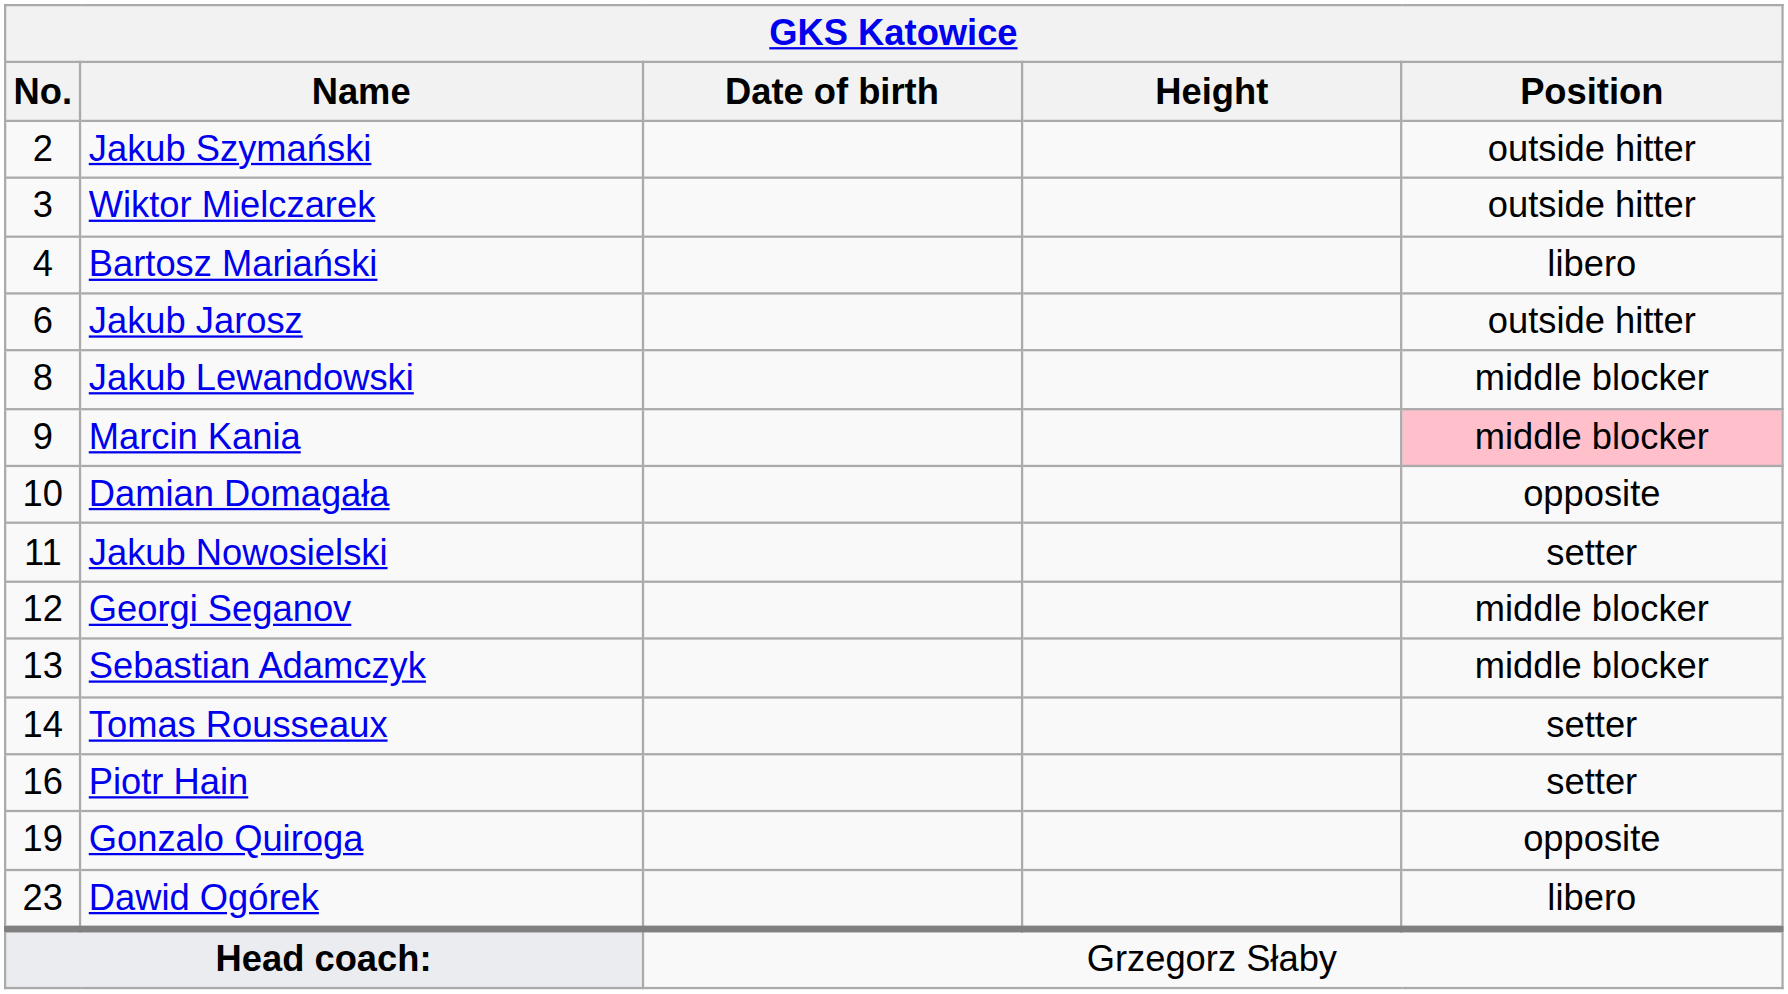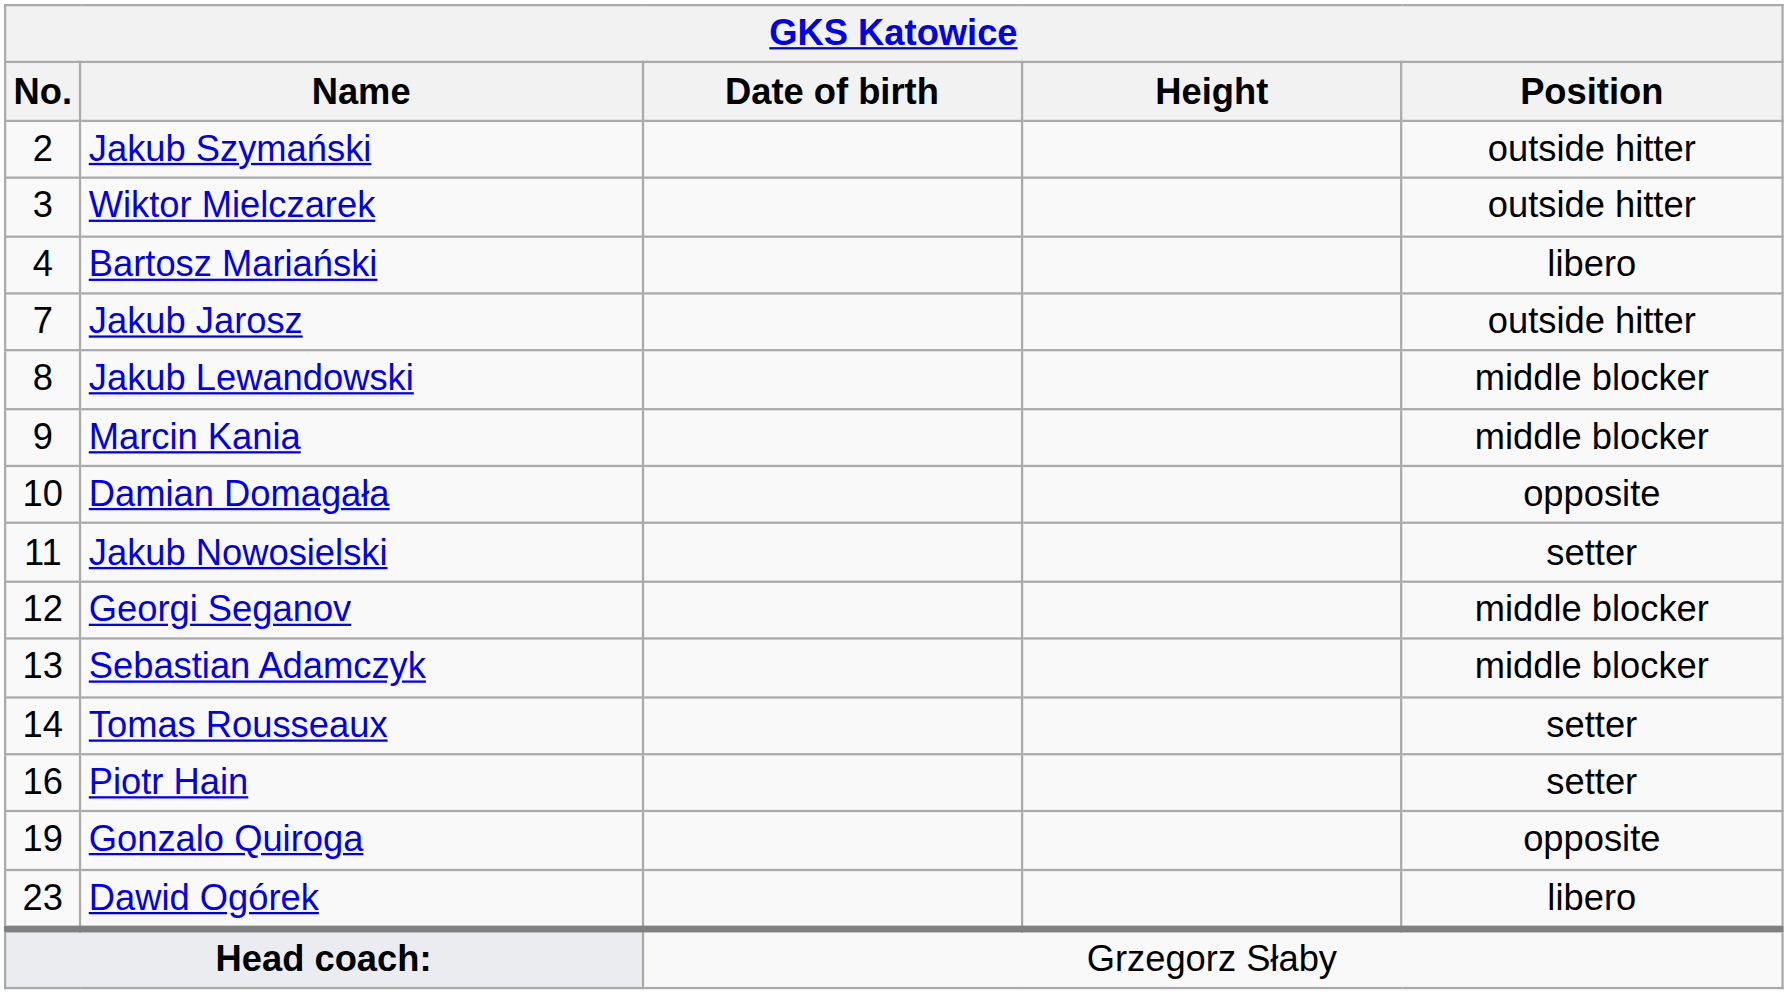(43, 321) 6 -> (43, 321) 7
(1592, 436) pink background -> (1592, 436) no background
